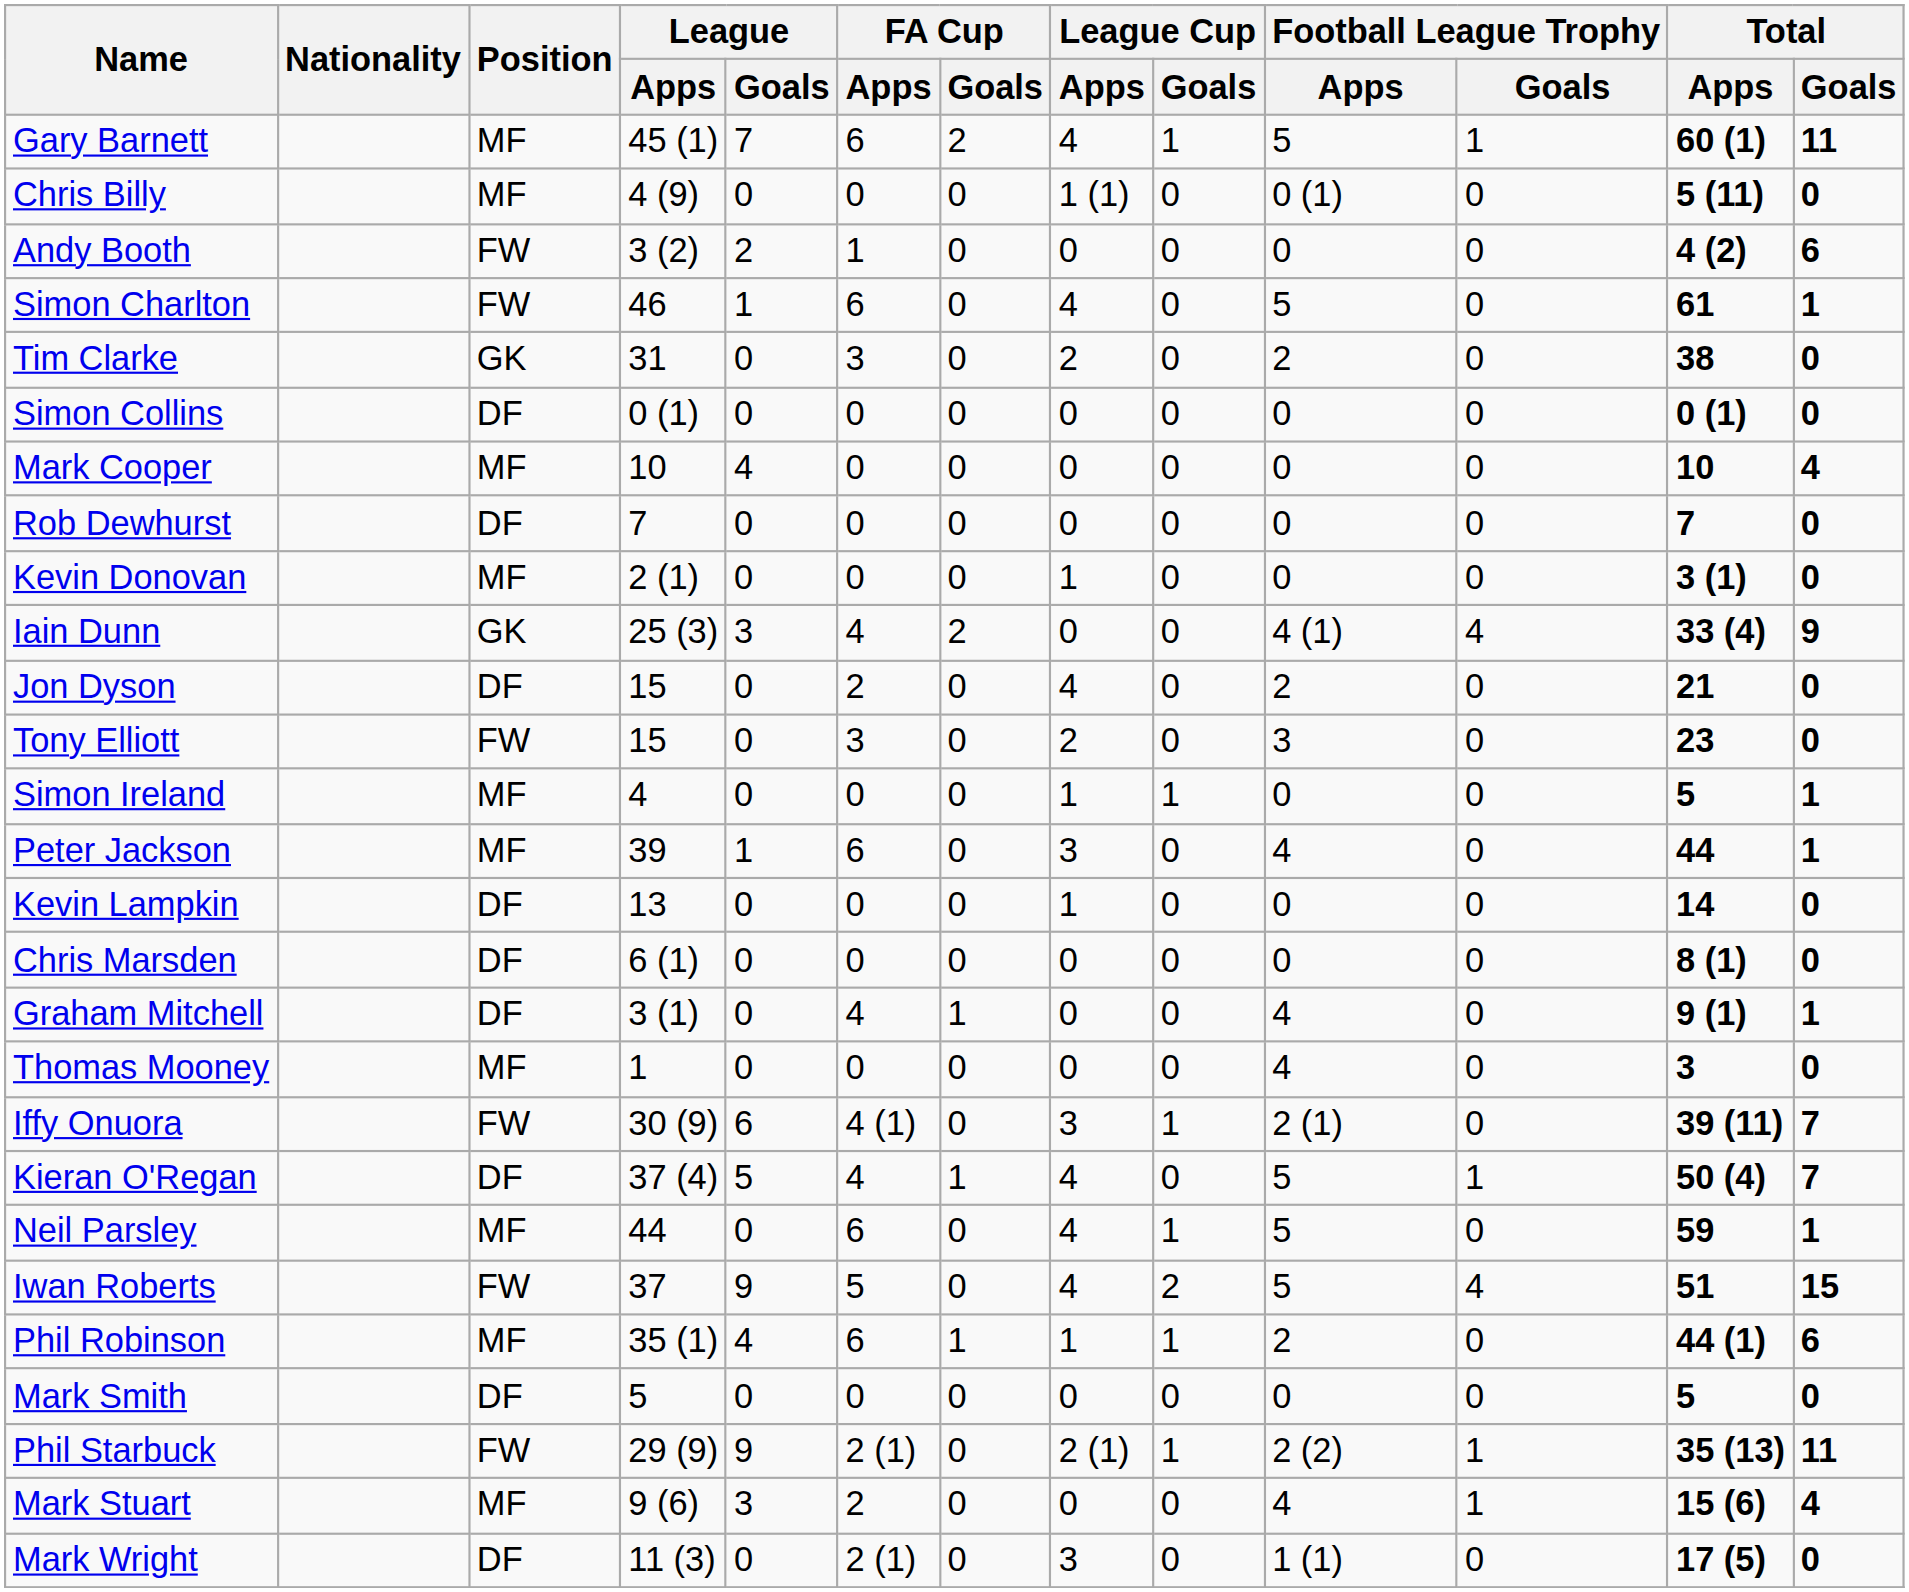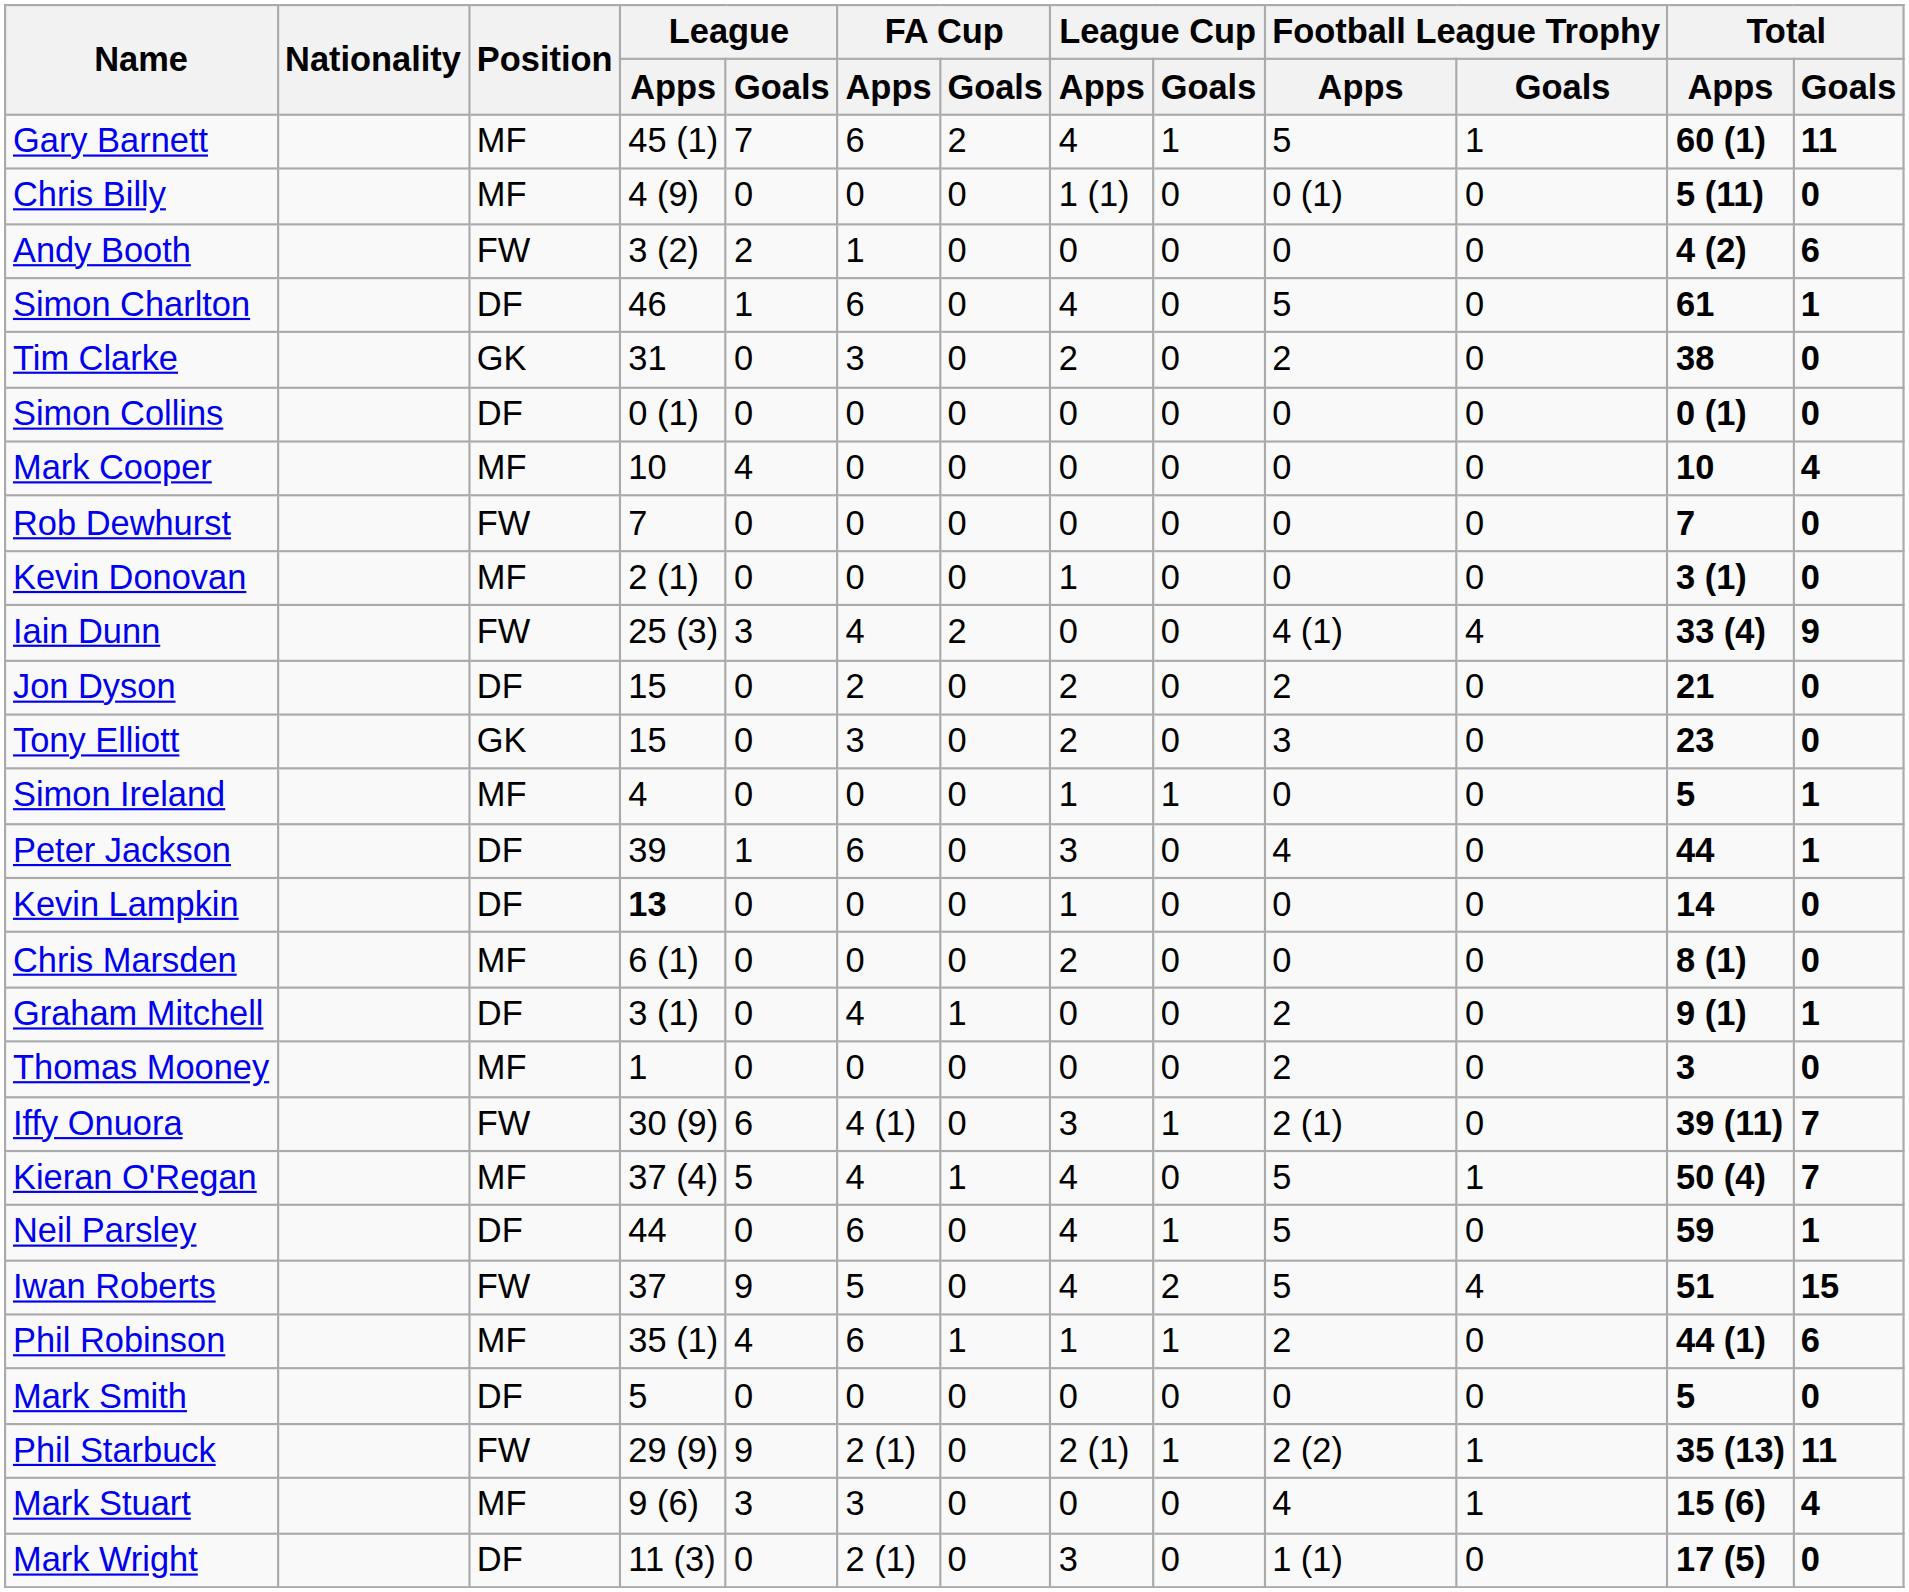(504, 304) FW -> (500, 304) DF
(500, 522) DF -> (504, 522) FW
(502, 631) GK -> (504, 631) FW
(1068, 686) 4 -> (1068, 686) 2
(504, 741) FW -> (502, 741) GK
(502, 850) MF -> (500, 850) DF
(647, 904) normal -> (647, 904) bold
(500, 959) DF -> (502, 959) MF
(1068, 959) 0 -> (1068, 959) 2
(1282, 1013) 4 -> (1282, 1013) 2
(1282, 1068) 4 -> (1282, 1068) 2
(500, 1177) DF -> (502, 1177) MF
(502, 1232) MF -> (500, 1232) DF
(855, 1504) 2 -> (855, 1504) 3
